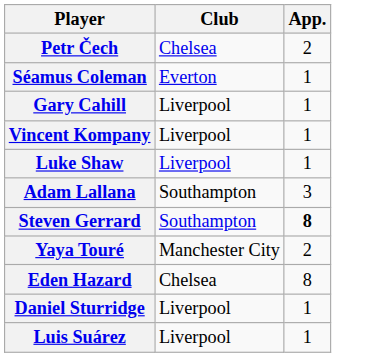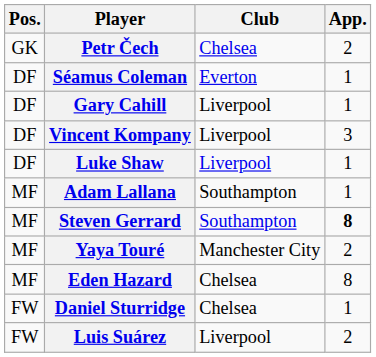+ column: (25, 18)
(307, 134) 1 -> (348, 134) 3
(307, 192) 3 -> (348, 192) 1
(195, 308) Liverpool -> (228, 308) Chelsea
(307, 337) 1 -> (348, 337) 2
